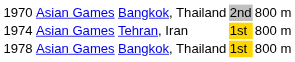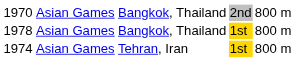rows swapped: (18, 30) <-> (18, 49)
